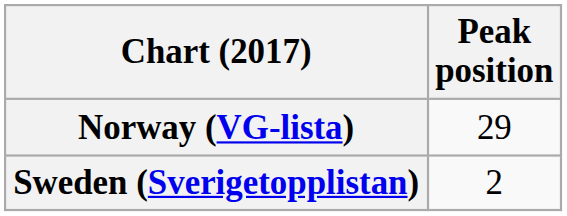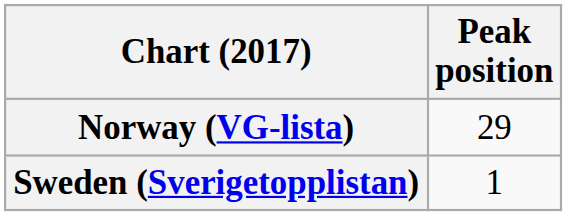(494, 182) 2 -> (494, 182) 1
